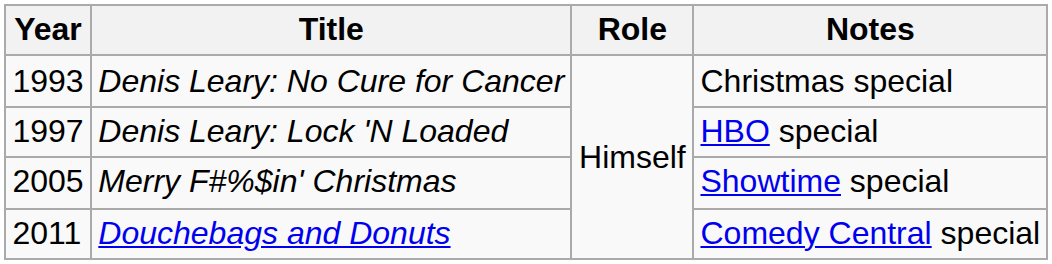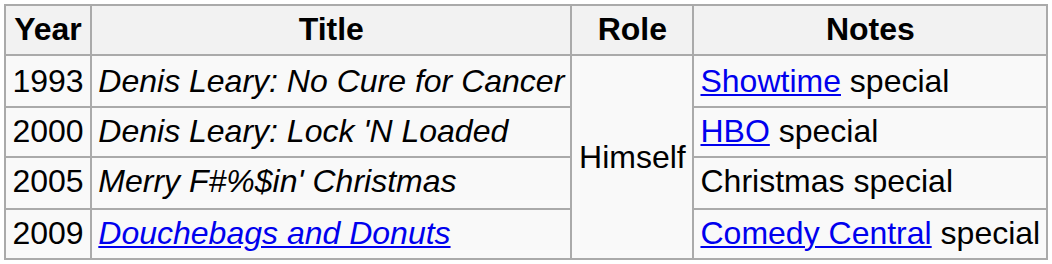(827, 80) Christmas special -> (825, 80) Showtime special
(48, 131) 1997 -> (48, 131) 2000
(825, 182) Showtime special -> (827, 182) Christmas special
(47, 232) 2011 -> (48, 232) 2009
